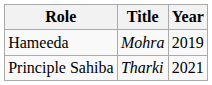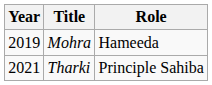columns swapped: (188, 17) <-> (61, 17)
